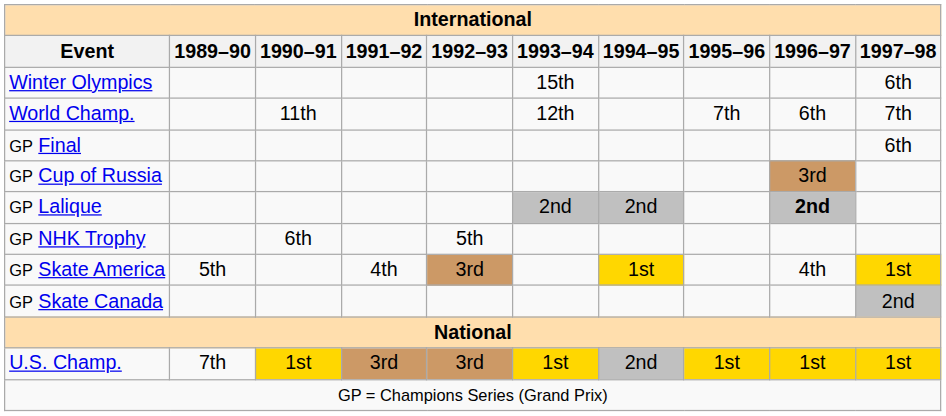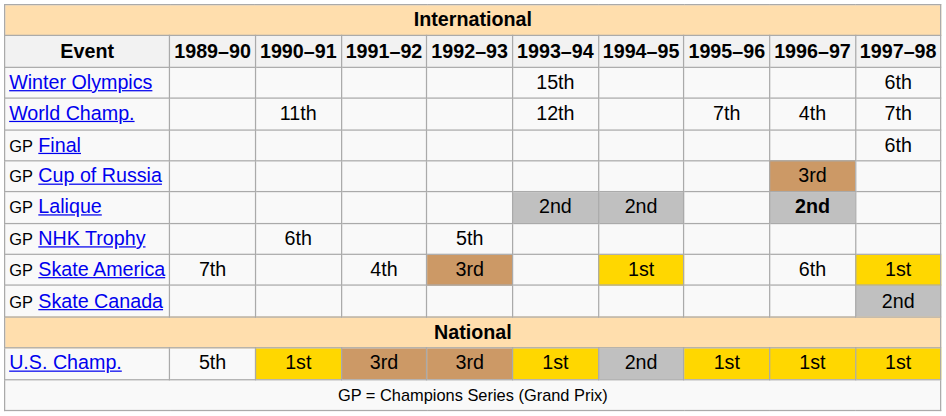(812, 113) 6th -> (812, 113) 4th
(213, 269) 5th -> (213, 269) 7th
(812, 269) 4th -> (812, 269) 6th
(213, 363) 7th -> (213, 363) 5th
